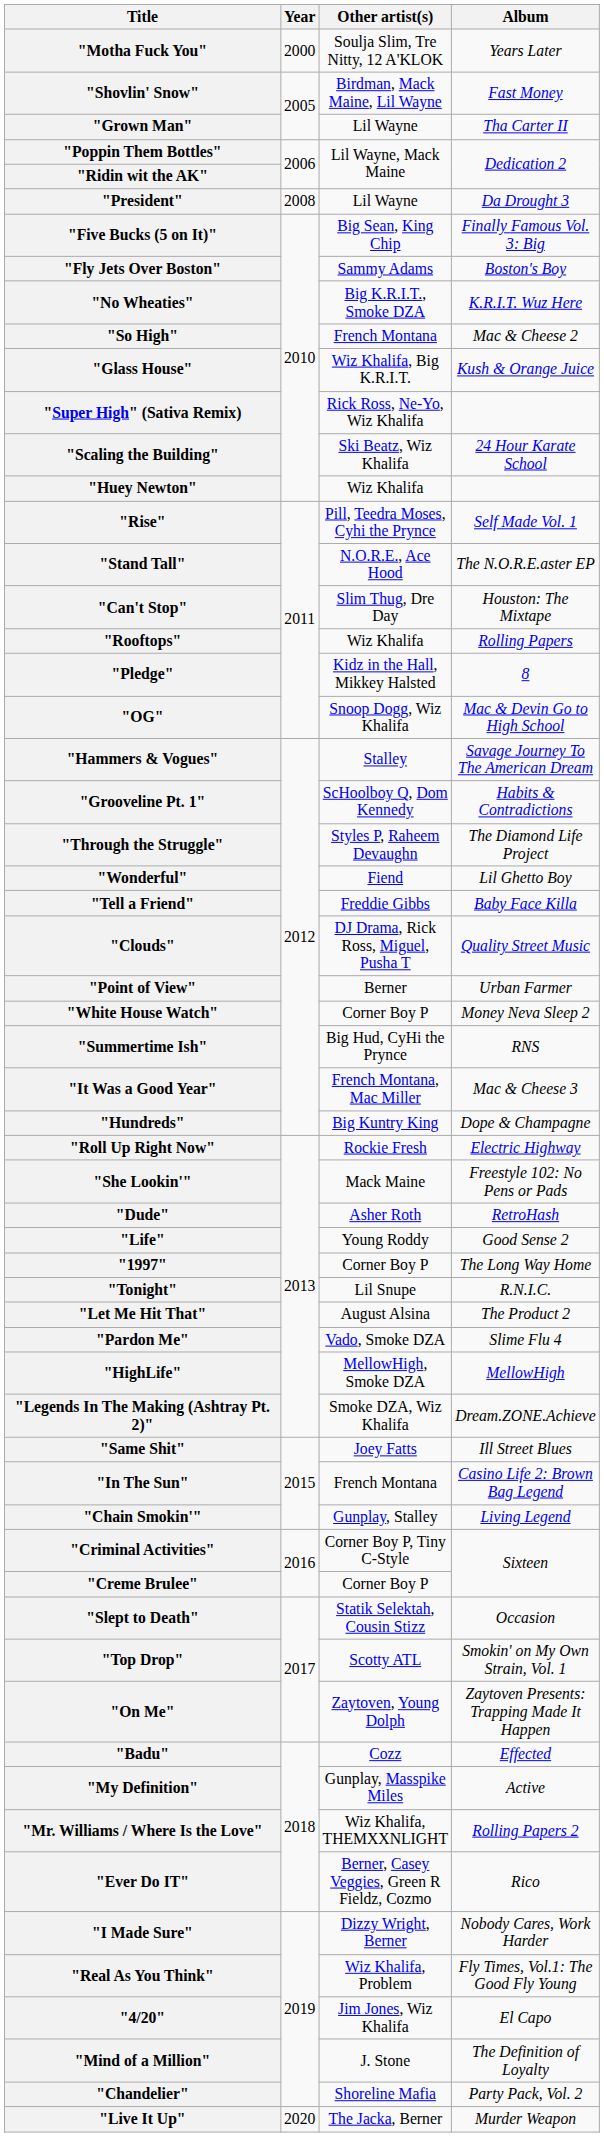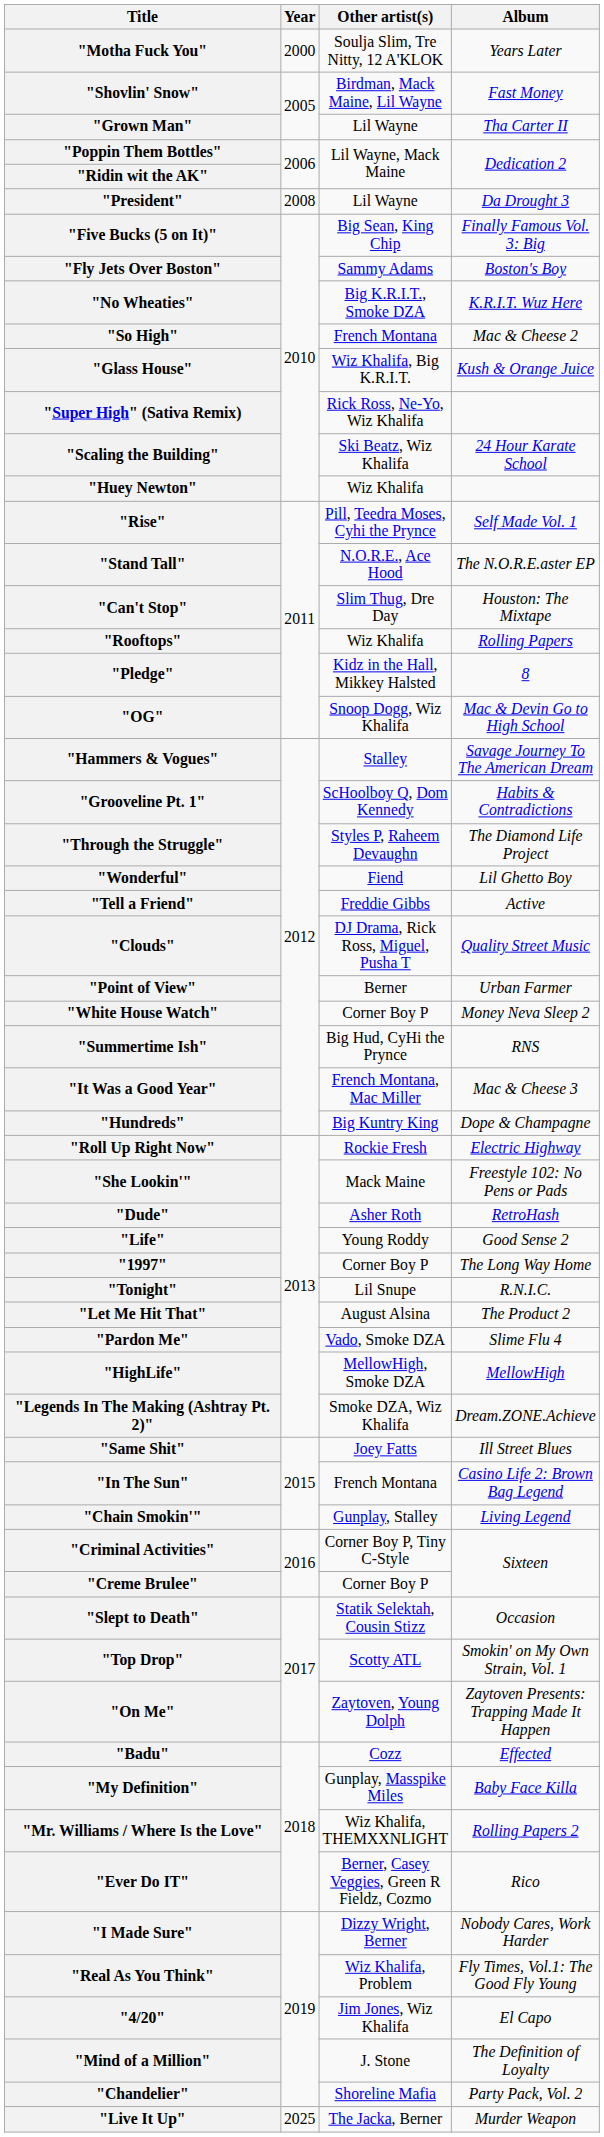(525, 903) Baby Face Killa -> (525, 903) Active
(525, 1787) Active -> (525, 1787) Baby Face Killa
(300, 2119) 2020 -> (300, 2119) 2025
